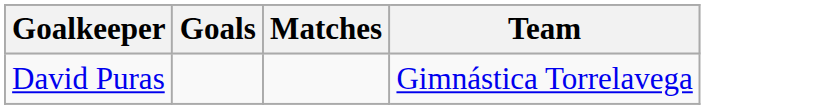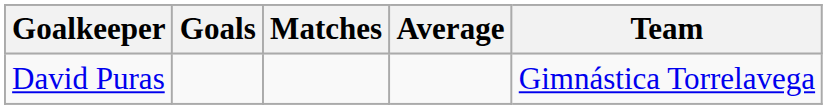+ column: (450, 29)
